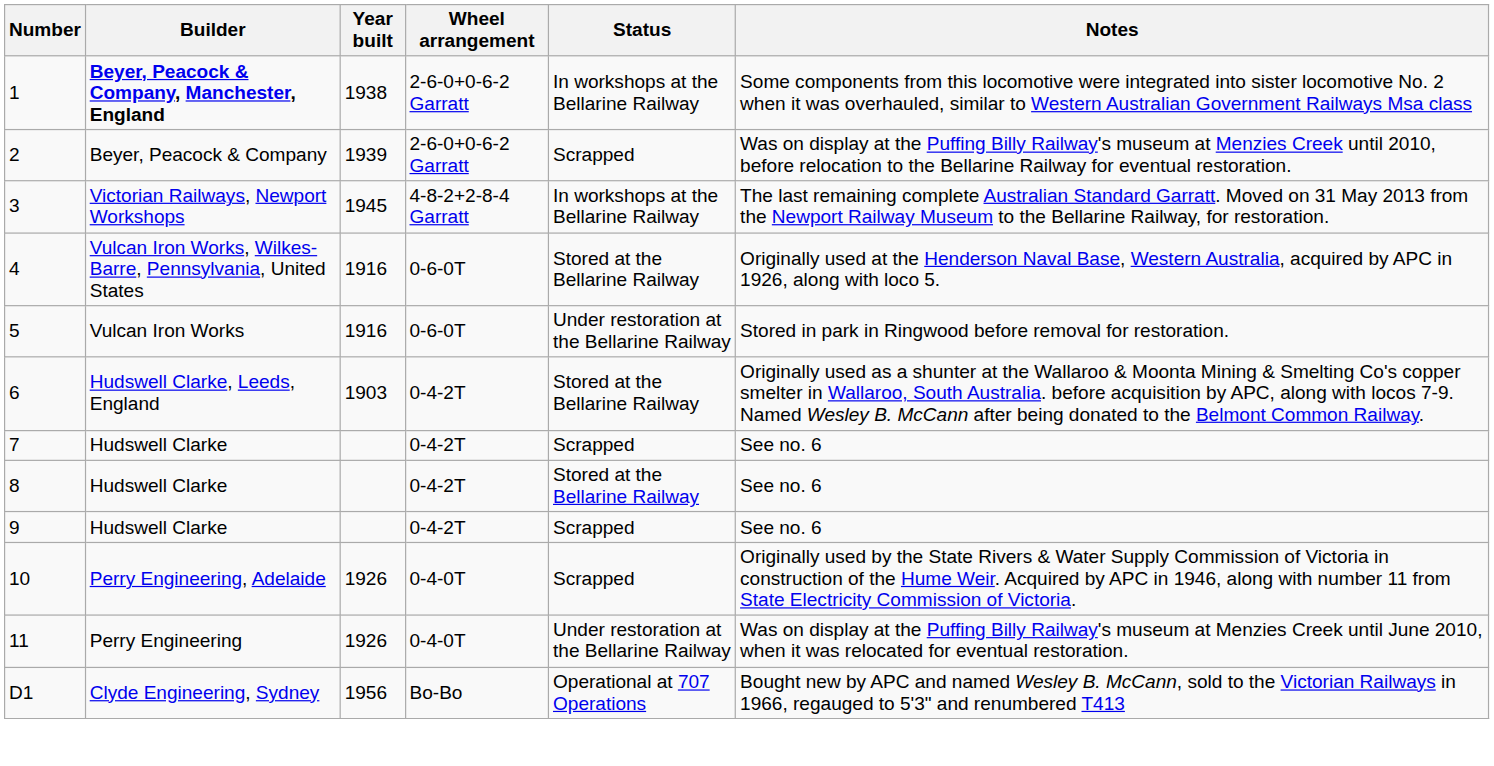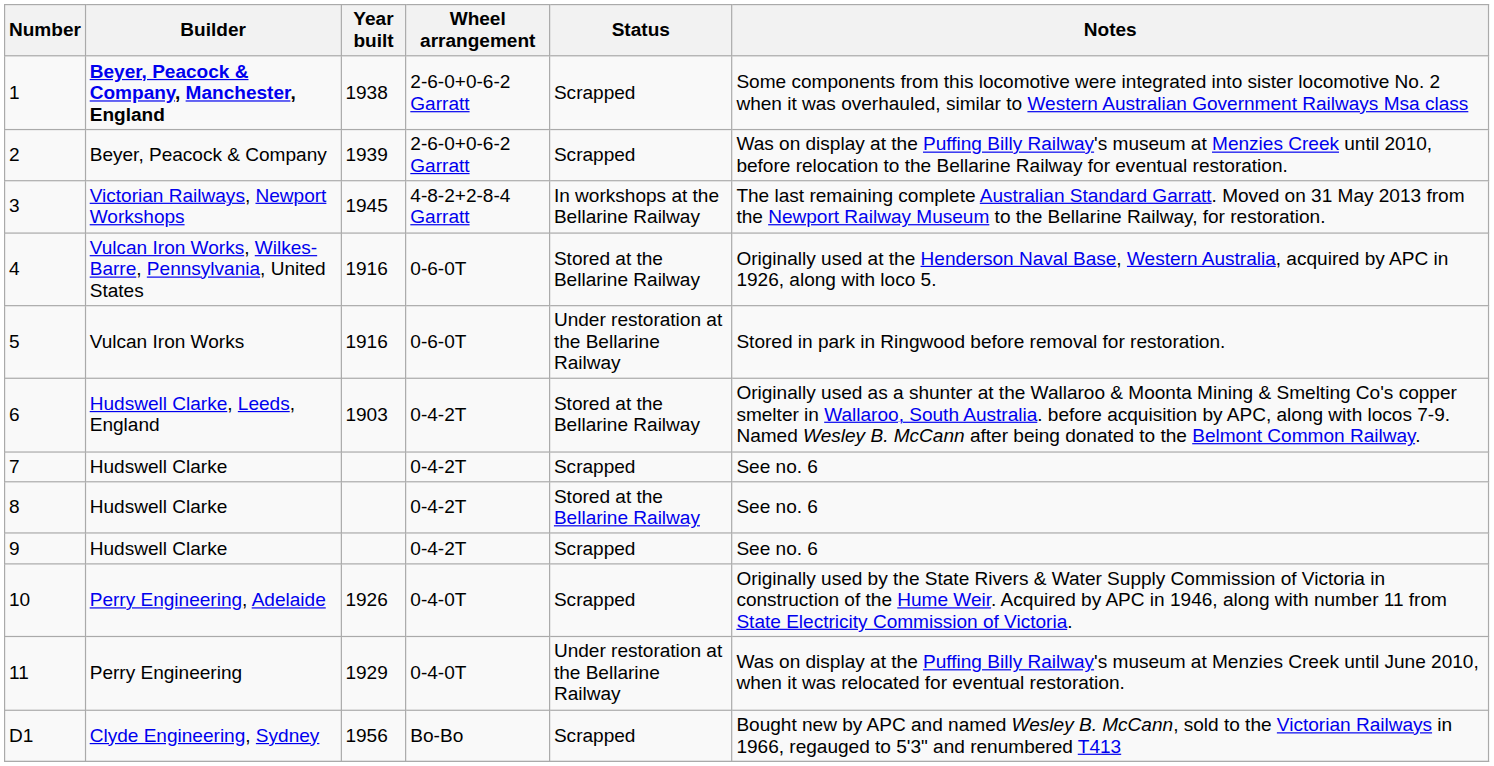(636, 92) In workshops at the Bellarine Railway -> (595, 92) Scrapped
(366, 640) 1926 -> (367, 673) 1929
(631, 692) Operational at 707 Operations -> (595, 735) Scrapped
